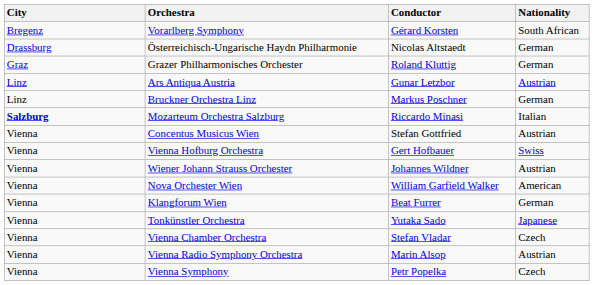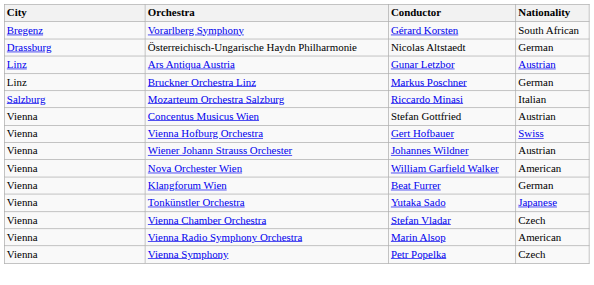- row: (225, 64)
(28, 116) bold -> (26, 99) normal
(537, 254) Austrian -> (540, 237) American
